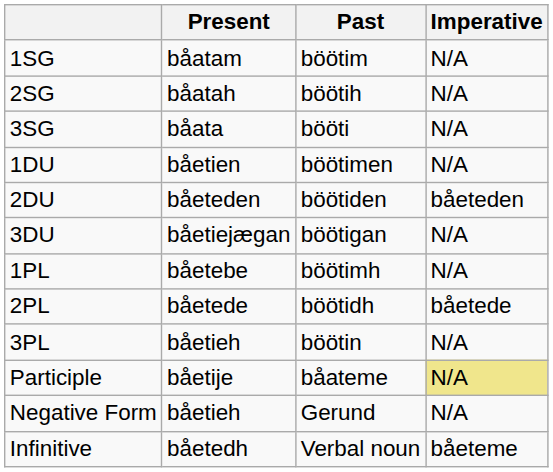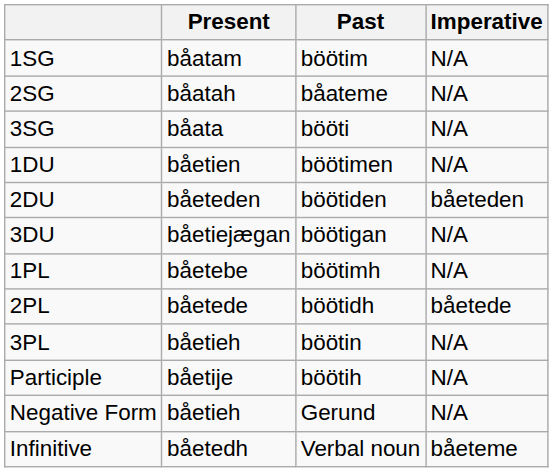(331, 93) böötih -> (344, 93) båateme
(344, 377) båateme -> (331, 377) böötih
(449, 377) khaki background -> (449, 377) no background
